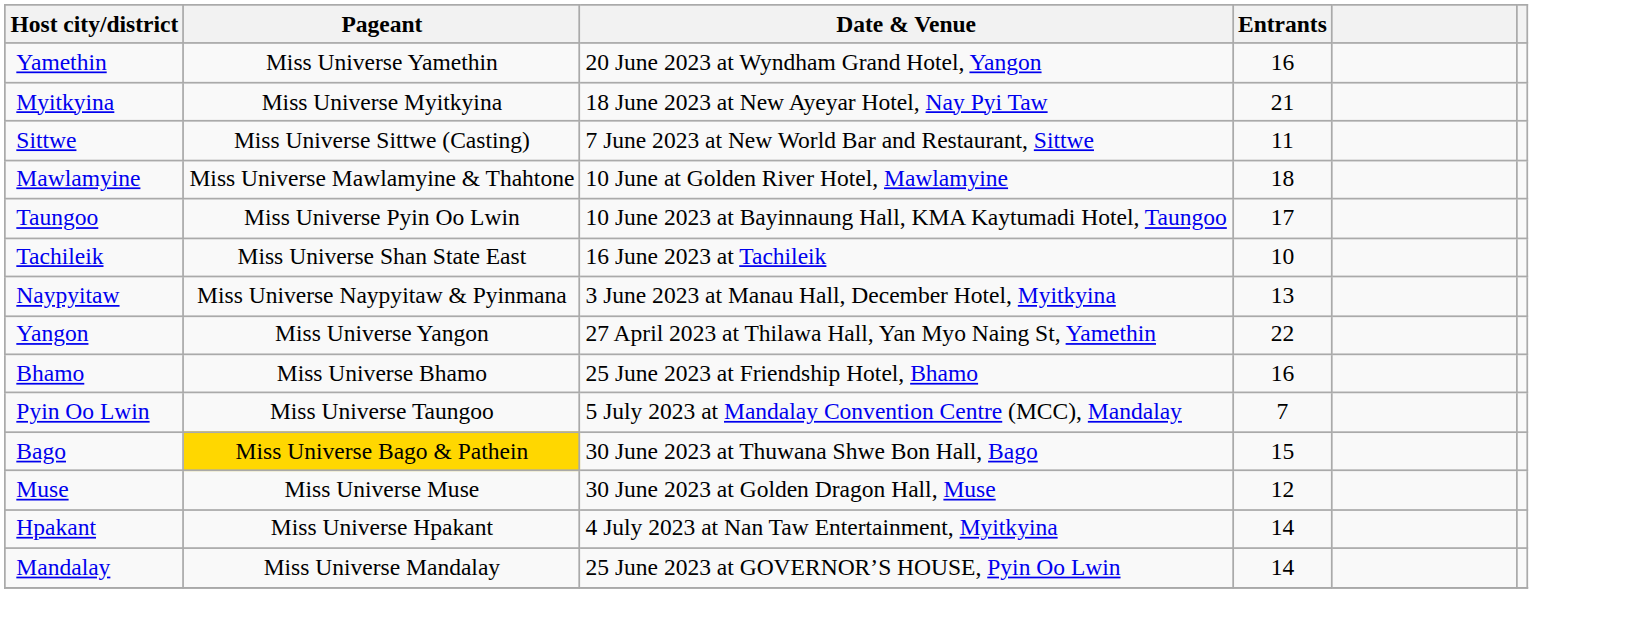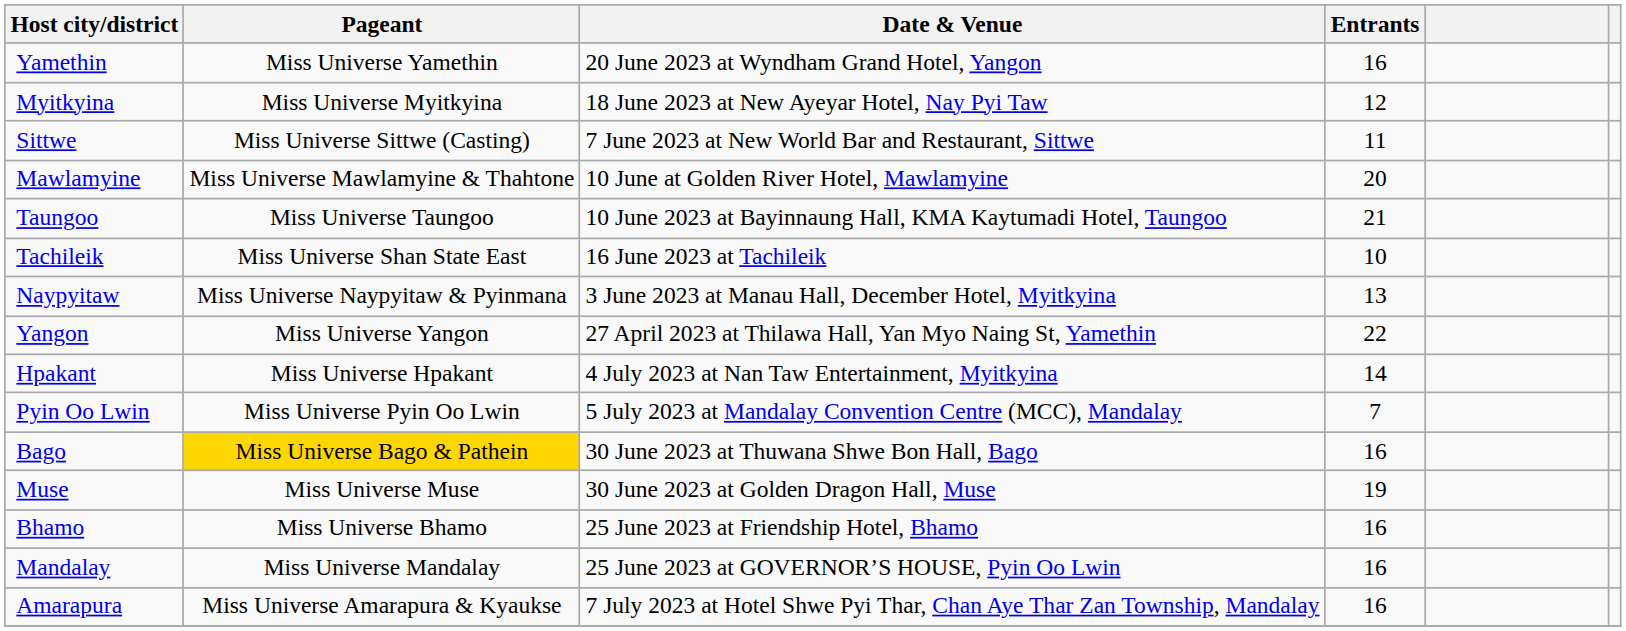(1282, 101) 21 -> (1375, 101) 12
(1282, 178) 18 -> (1375, 178) 20
(382, 217) Miss Universe Pyin Oo Lwin -> (382, 217) Miss Universe Taungoo
(1282, 217) 17 -> (1375, 217) 21
rows swapped: (47, 372) <-> (53, 528)
(382, 411) Miss Universe Taungoo -> (382, 411) Miss Universe Pyin Oo Lwin
(1282, 450) 15 -> (1375, 450) 16
(1282, 489) 12 -> (1375, 489) 19
(1282, 566) 14 -> (1375, 566) 16
+ row: (66, 605)
